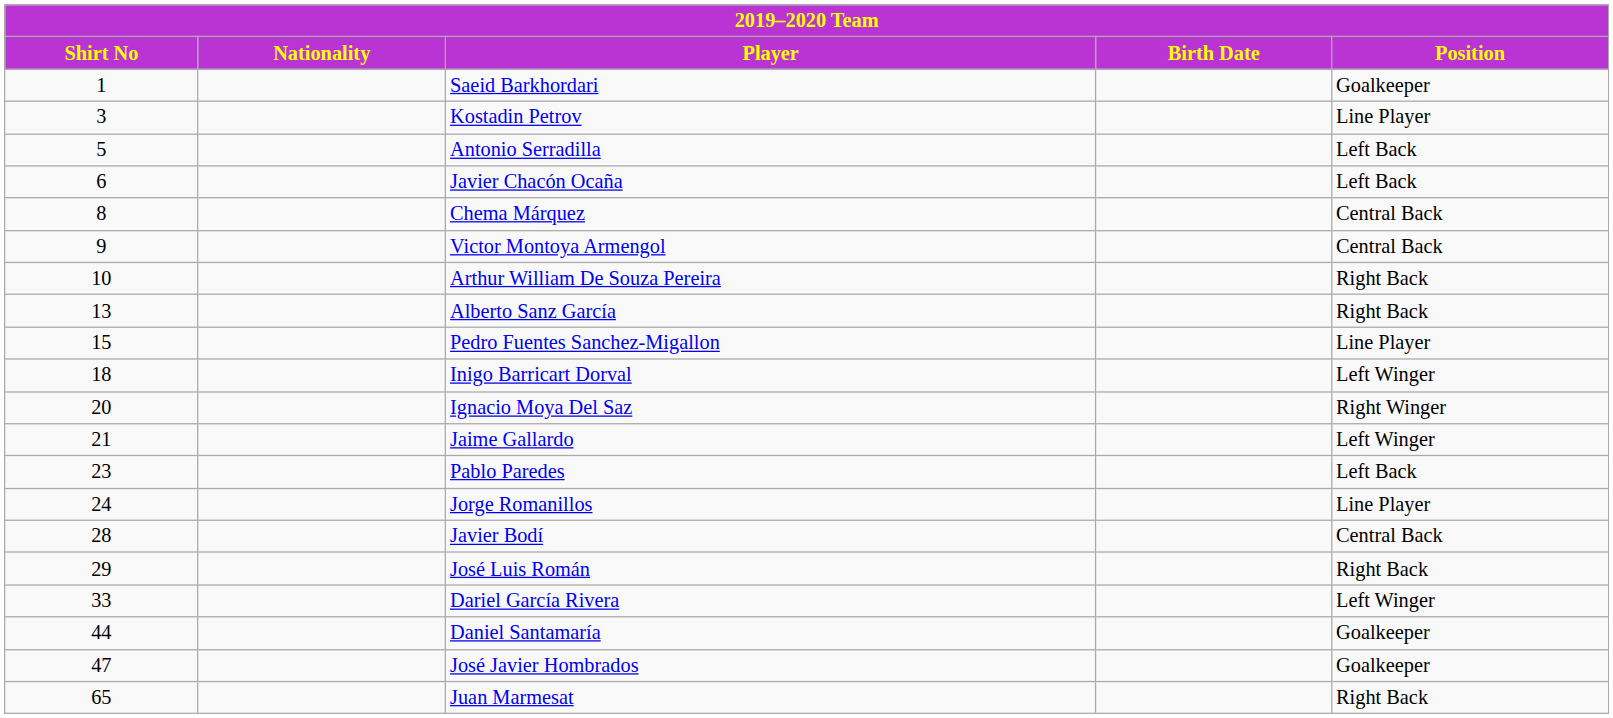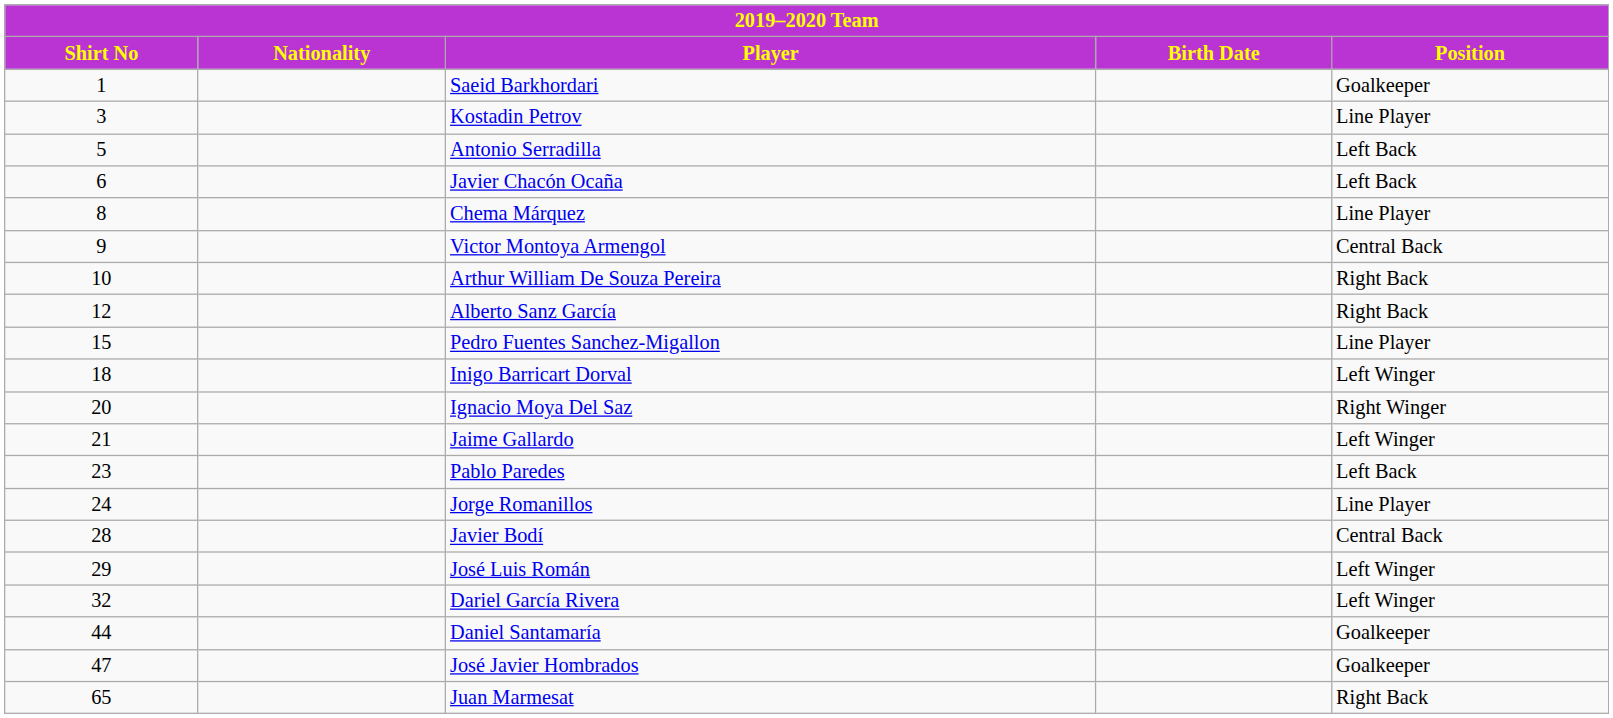(1389, 213) Central Back -> (1383, 213) Line Player
(101, 310) 13 -> (101, 310) 12
(1382, 568) Right Back -> (1385, 568) Left Winger
(101, 600) 33 -> (101, 600) 32
